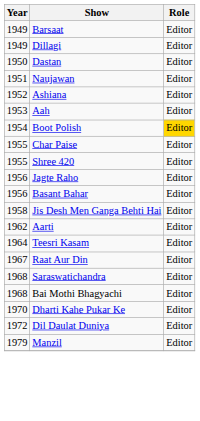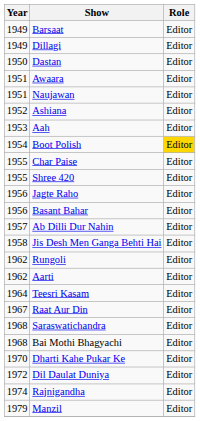+ row: (48, 78)
+ row: (73, 227)
+ row: (49, 260)
+ row: (59, 392)
